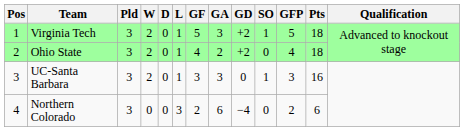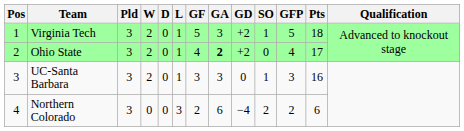(220, 52) normal -> (220, 52) bold
(317, 52) 18 -> (317, 52) 17
(266, 110) 0 -> (266, 110) 2
